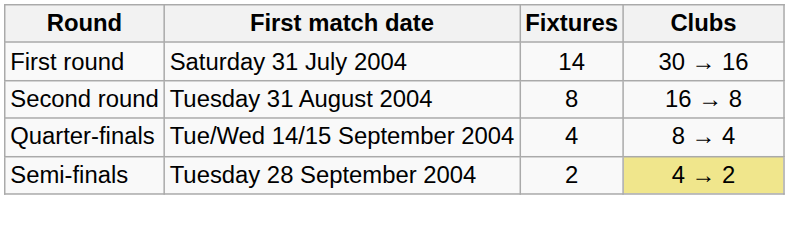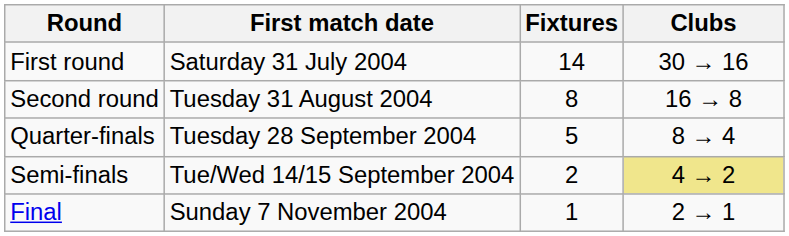(342, 136) Tue/Wed 14/15 September 2004 -> (323, 136) Tuesday 28 September 2004
(572, 136) 4 -> (572, 136) 5
(323, 174) Tuesday 28 September 2004 -> (342, 174) Tue/Wed 14/15 September 2004
+ row: (36, 212)
